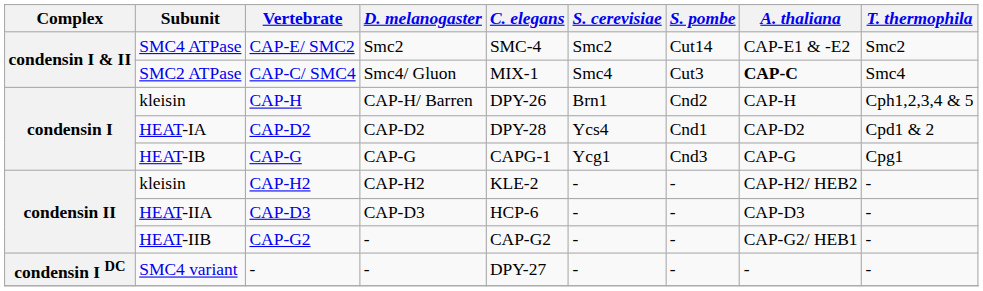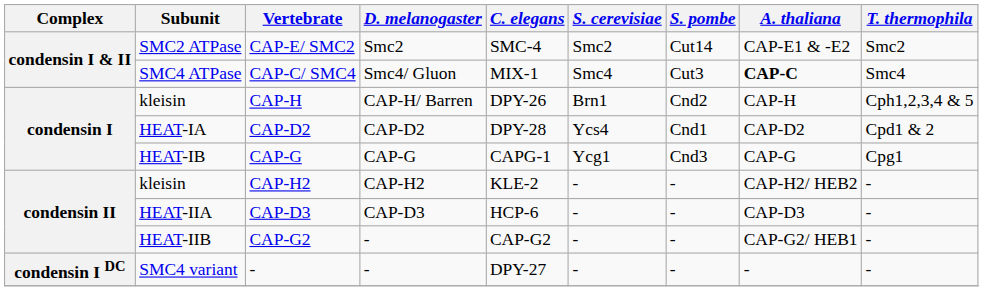(190, 45) SMC4 ATPase -> (190, 45) SMC2 ATPase
(190, 73) SMC2 ATPase -> (190, 73) SMC4 ATPase
